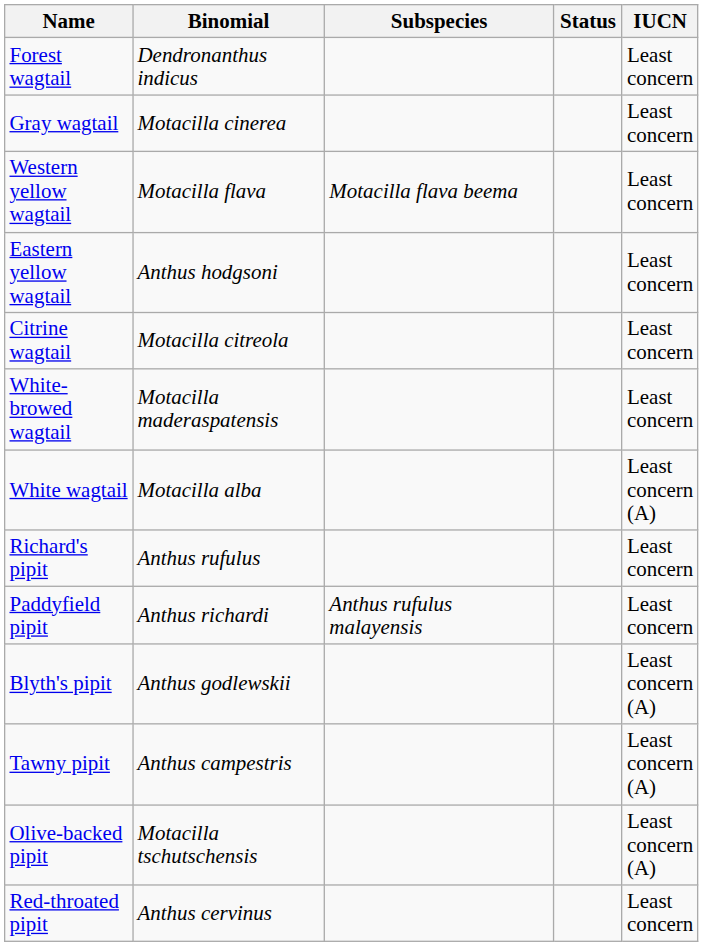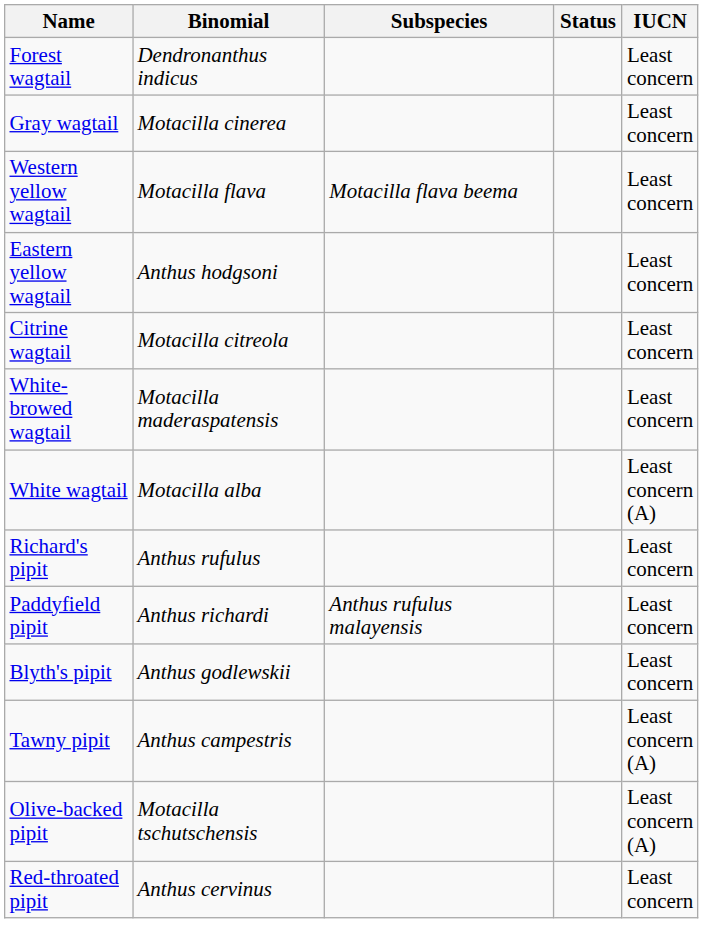(660, 683) Least concern (A) -> (660, 671) Least concern
